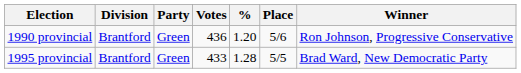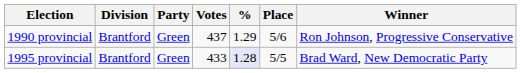(217, 36) 436 -> (217, 36) 437
(245, 36) 1.20 -> (245, 36) 1.29
(245, 57) no background -> (245, 57) lavender background
